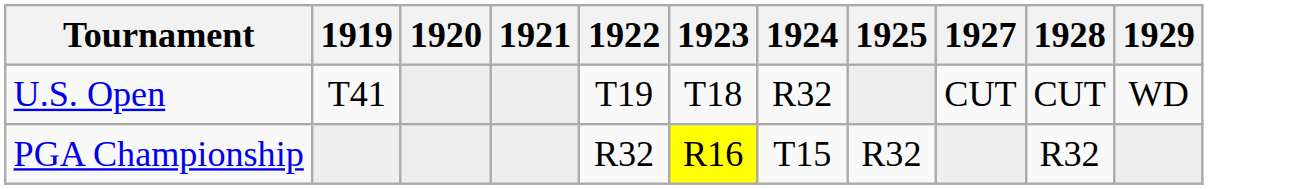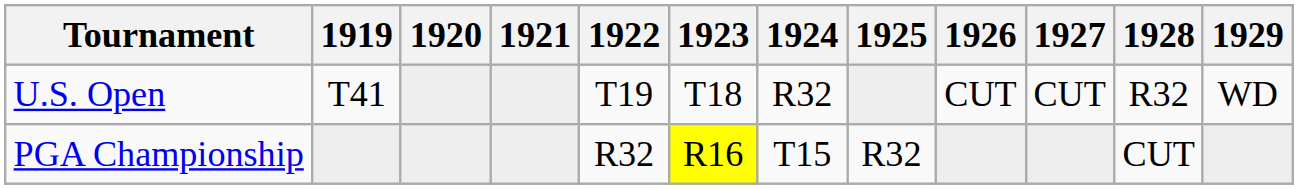+ column: (980, 34)
(1070, 94) CUT -> (1159, 94) R32
(1070, 153) R32 -> (1159, 153) CUT
